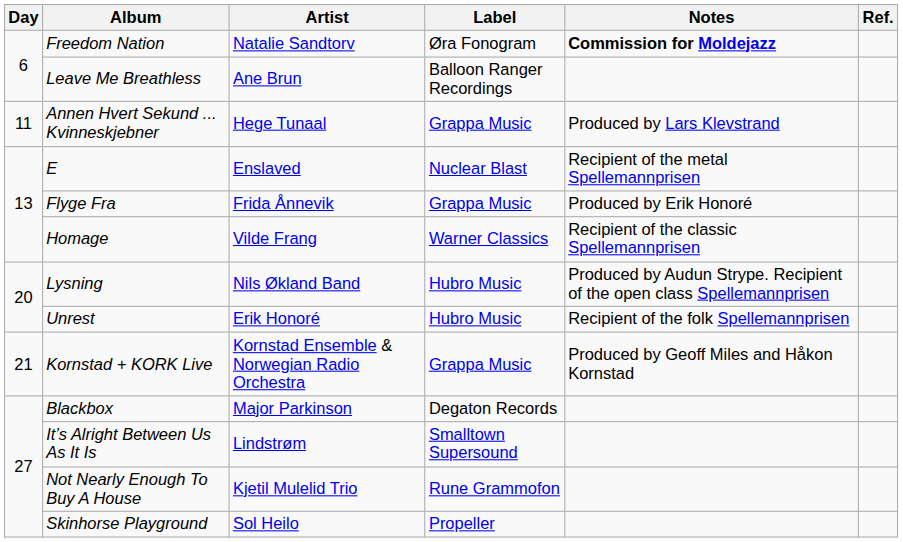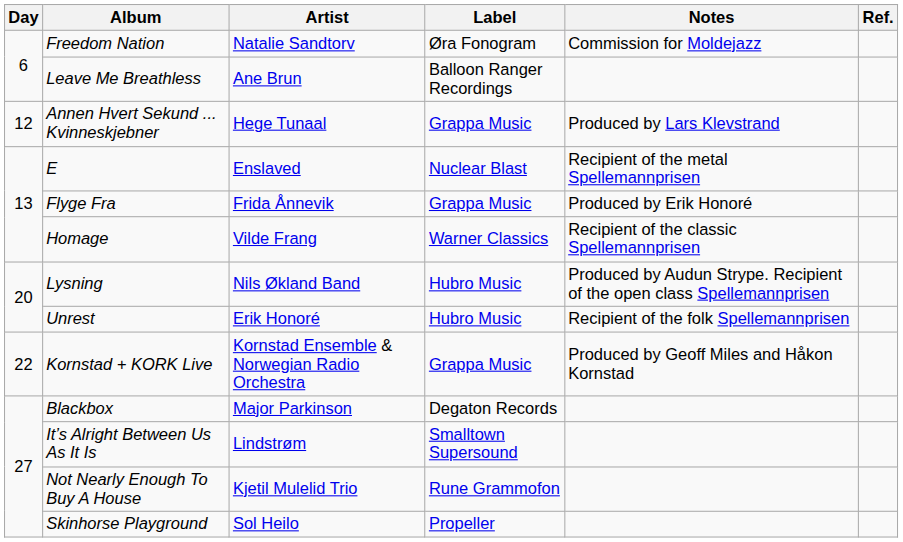(672, 43) bold -> (665, 43) normal
(23, 123) 11 -> (23, 123) 12
(23, 364) 21 -> (23, 364) 22
